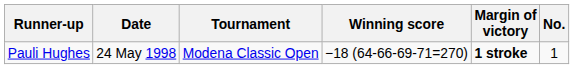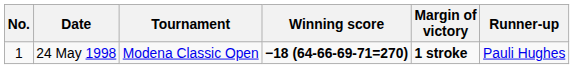columns swapped: (554, 23) <-> (49, 23)
(397, 53) normal -> (337, 53) bold
